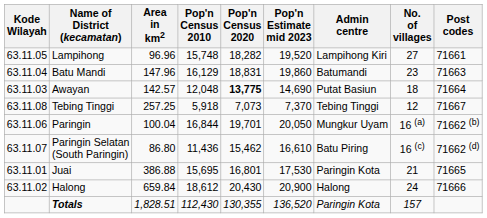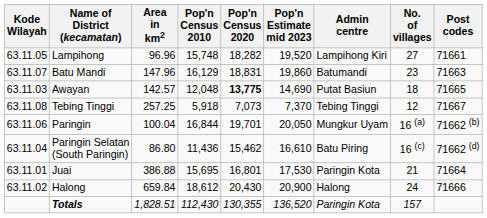(27, 72) 63.11.04 -> (27, 72) 63.11.07
(451, 89) 71664 -> (451, 89) 71665
(27, 148) 63.11.07 -> (27, 148) 63.11.04
(451, 171) 71665 -> (451, 171) 71664
